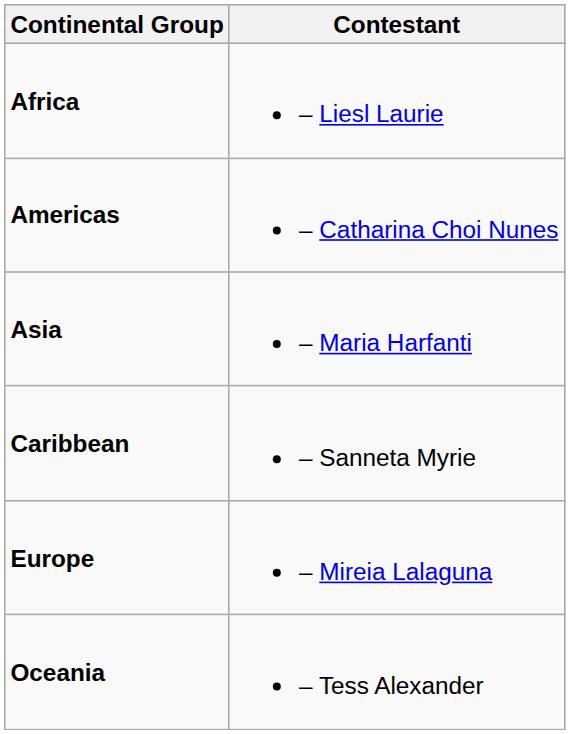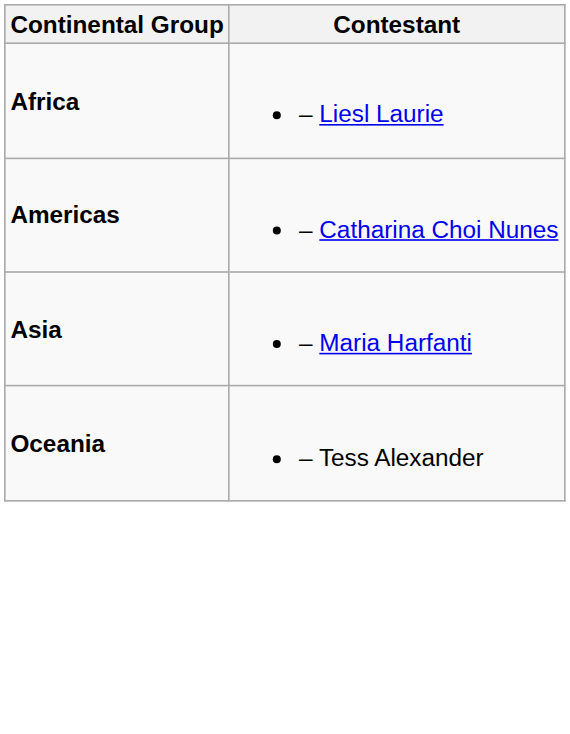- row: (70, 444)
- row: (52, 558)
